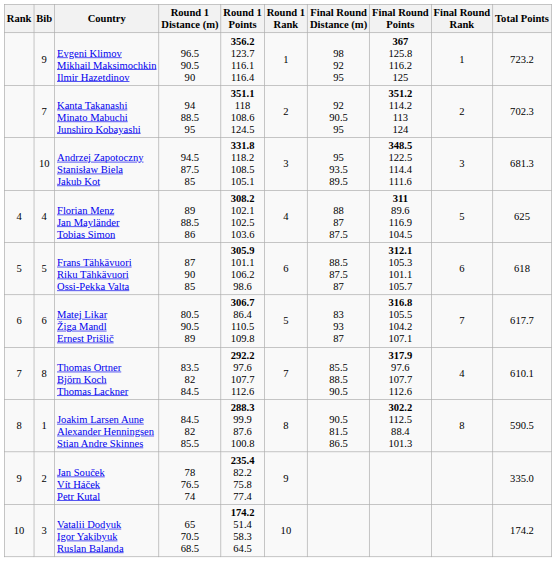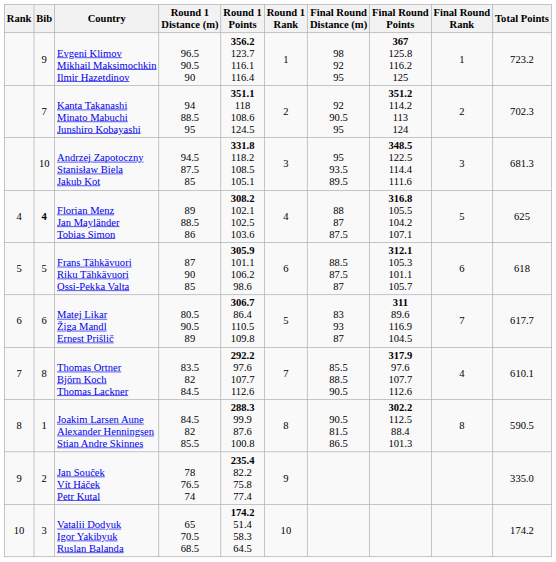(44, 216) normal -> (44, 216) bold
(400, 216) 311 89.6 116.9 104.5 -> (400, 216) 316.8 105.5 104.2 107.1
(400, 321) 316.8 105.5 104.2 107.1 -> (400, 321) 311 89.6 116.9 104.5
